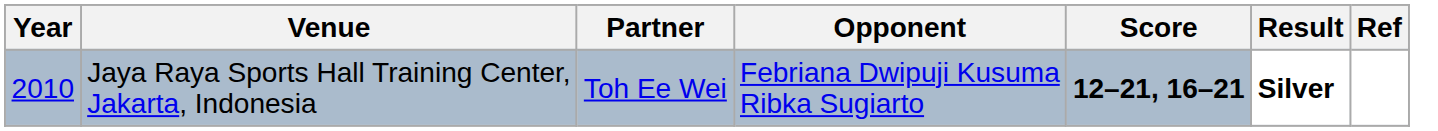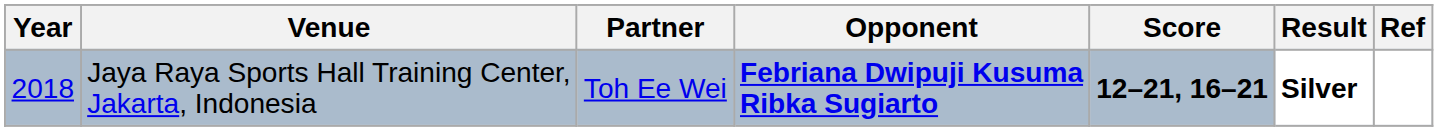(43, 88) 2010 -> (43, 88) 2018
(900, 88) normal -> (912, 88) bold
